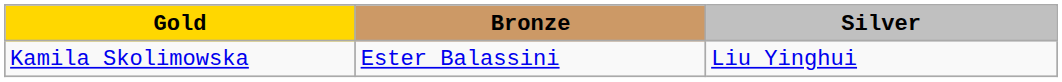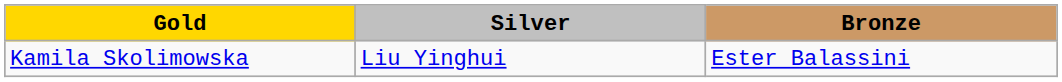columns swapped: (881, 23) <-> (531, 23)
